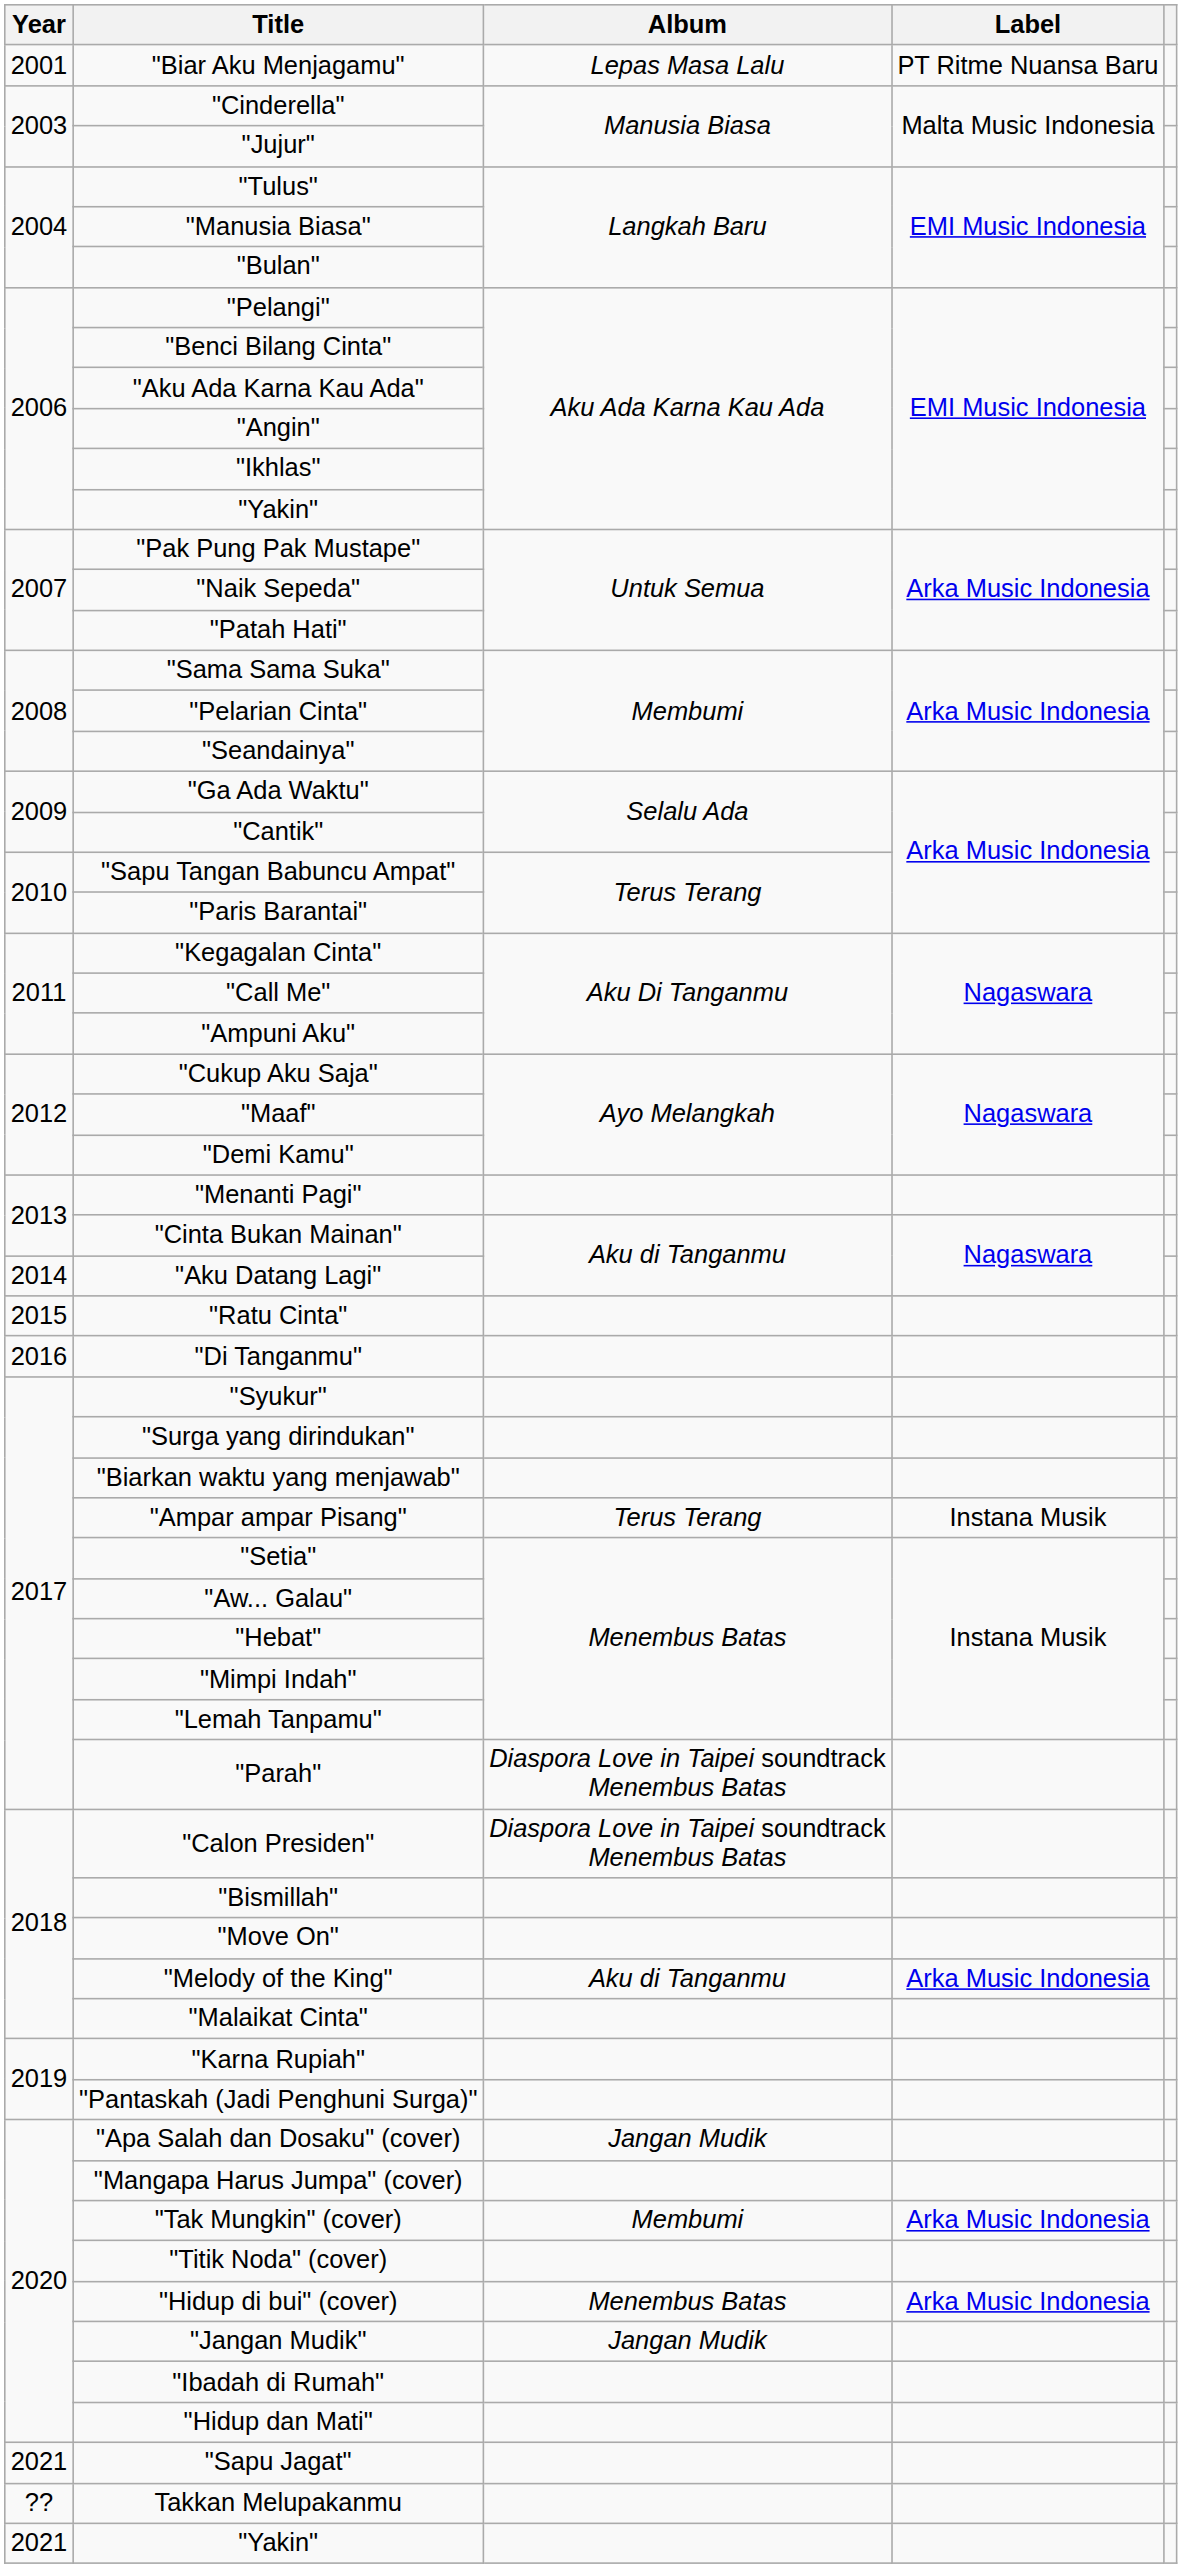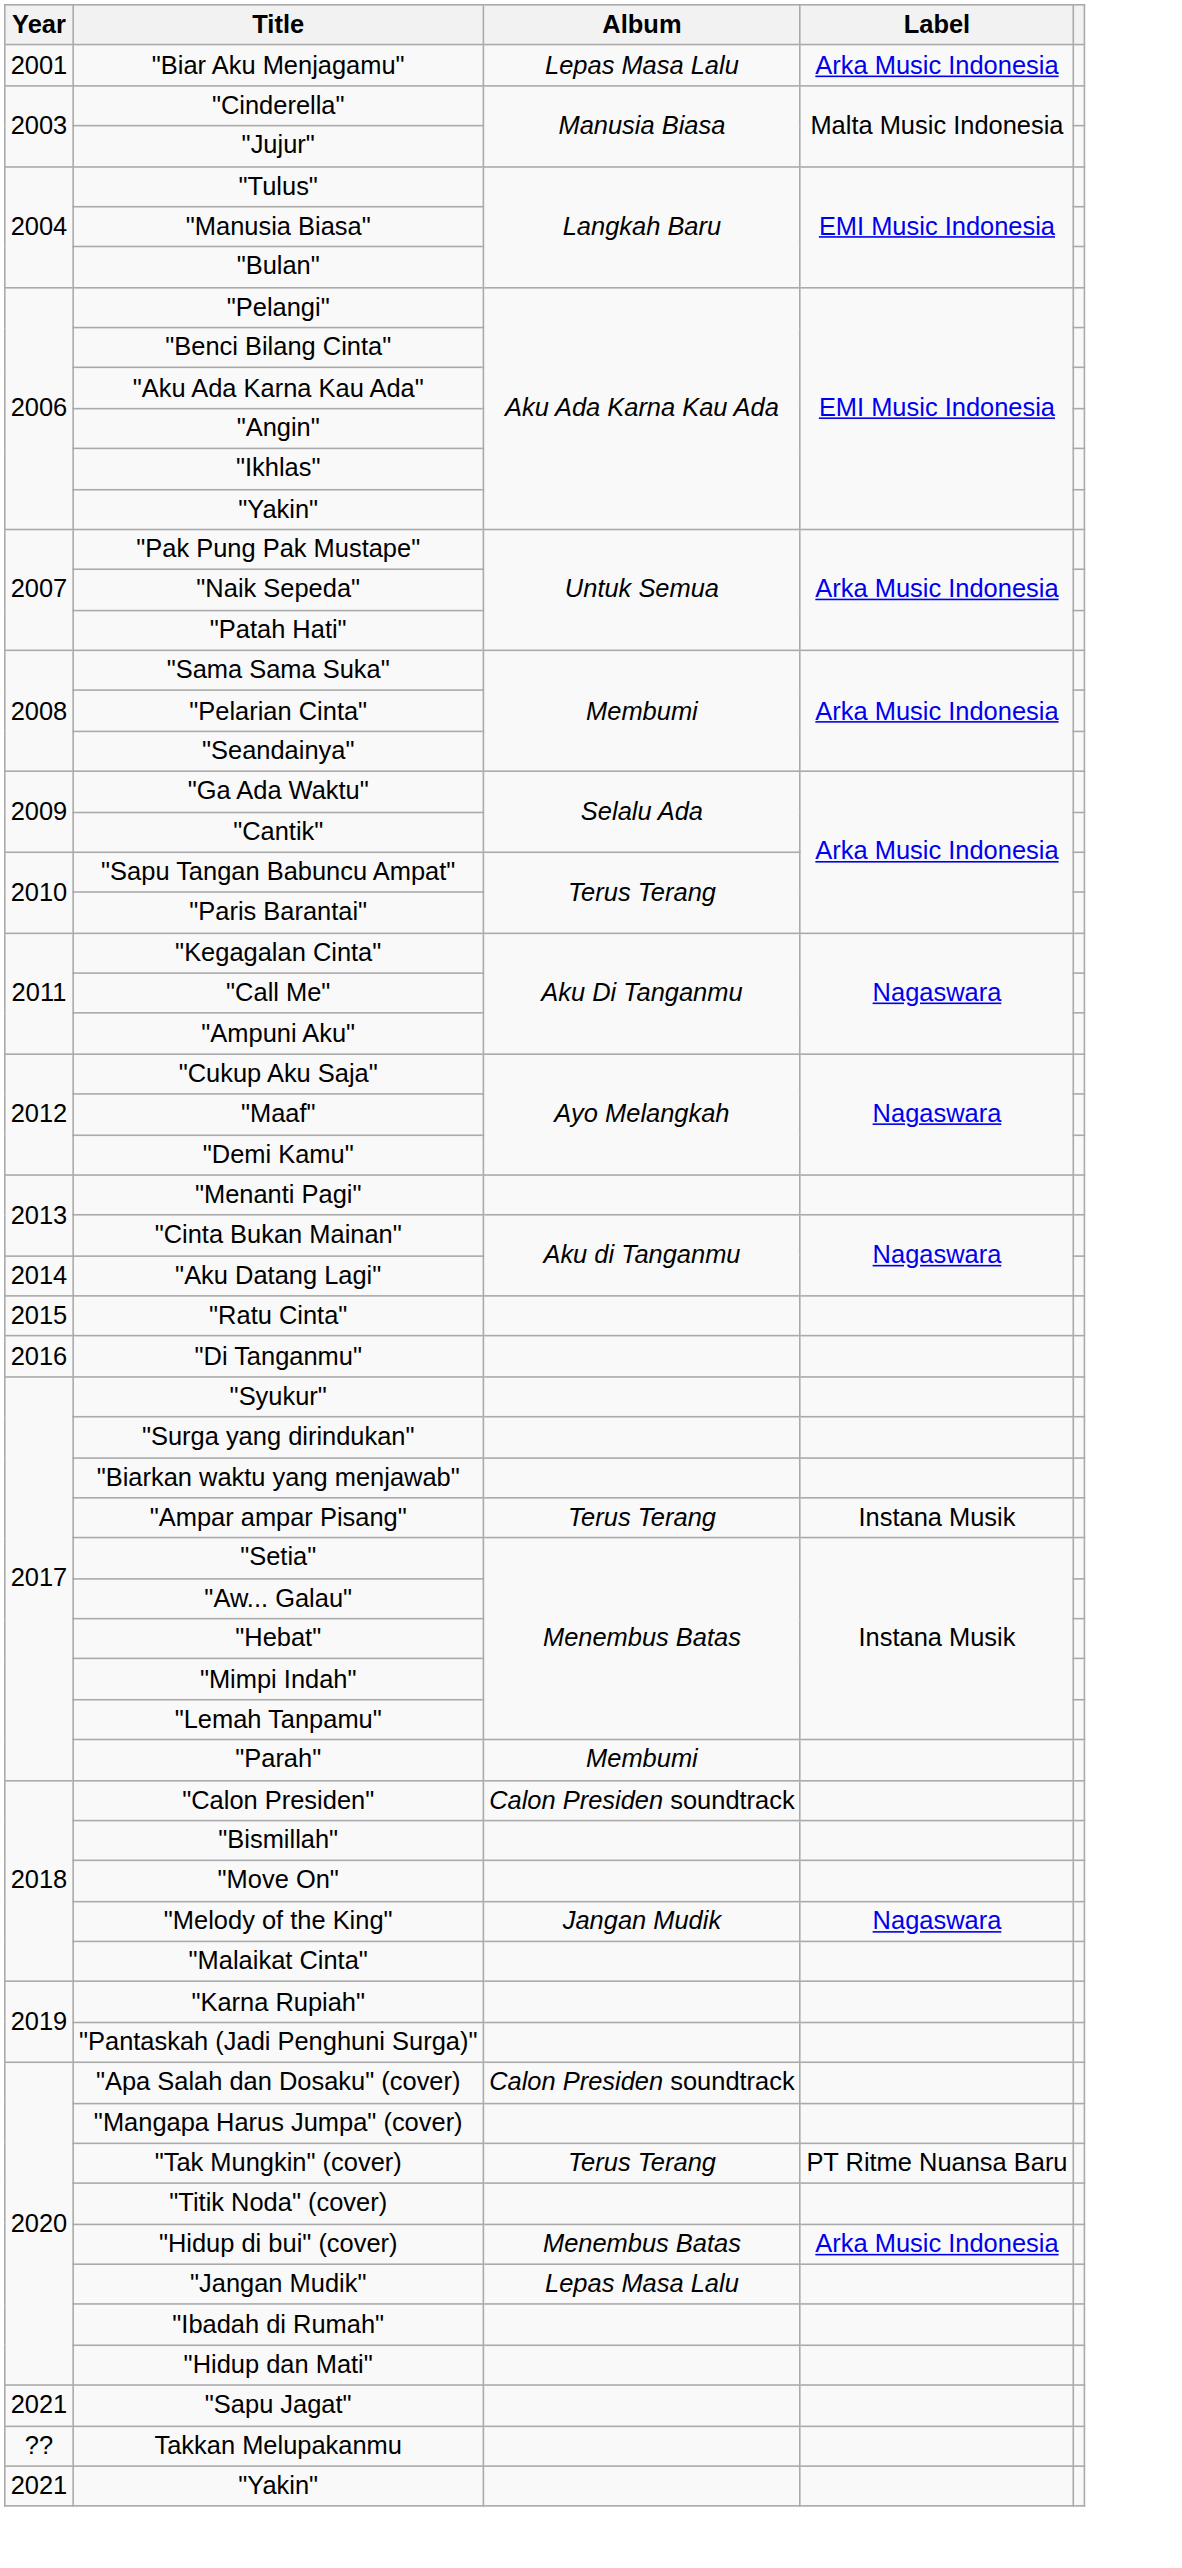(1028, 65) PT Ritme Nuansa Baru -> (937, 65) Arka Music Indonesia
(687, 1773) Diaspora Love in Taipei soundtrack Menembus Batas -> (642, 1759) Membumi
(687, 1842) Diaspora Love in Taipei soundtrack Menembus Batas -> (642, 1799) Calon Presiden soundtrack
(687, 1978) Aku di Tanganmu -> (642, 1920) Jangan Mudik
(1028, 1978) Arka Music Indonesia -> (937, 1920) Nagaswara
(687, 2139) Jangan Mudik -> (642, 2082) Calon Presiden soundtrack
(687, 2220) Membumi -> (642, 2163) Terus Terang
(1028, 2220) Arka Music Indonesia -> (937, 2163) PT Ritme Nuansa Baru
(687, 2341) Jangan Mudik -> (642, 2284) Lepas Masa Lalu
